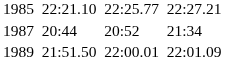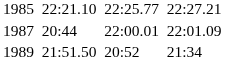(122, 30) 20:52 -> (132, 30) 22:00.01
(184, 30) 21:34 -> (194, 30) 22:01.09
(132, 52) 22:00.01 -> (122, 52) 20:52
(194, 52) 22:01.09 -> (184, 52) 21:34
